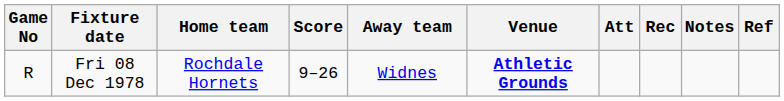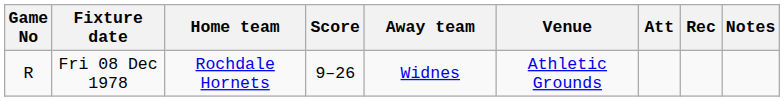- column: (759, 28)
(533, 74) bold -> (567, 74) normal
